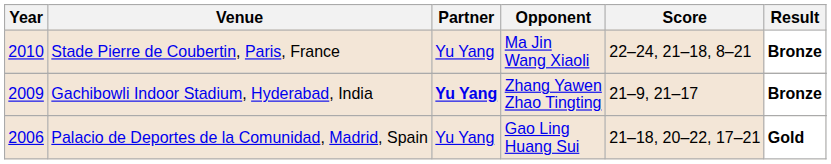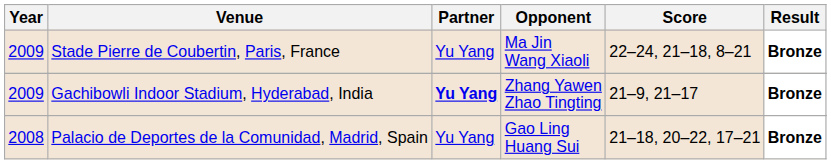(26, 52) 2010 -> (26, 52) 2009
(26, 138) 2006 -> (26, 138) 2008
(786, 138) Gold -> (795, 138) Bronze
